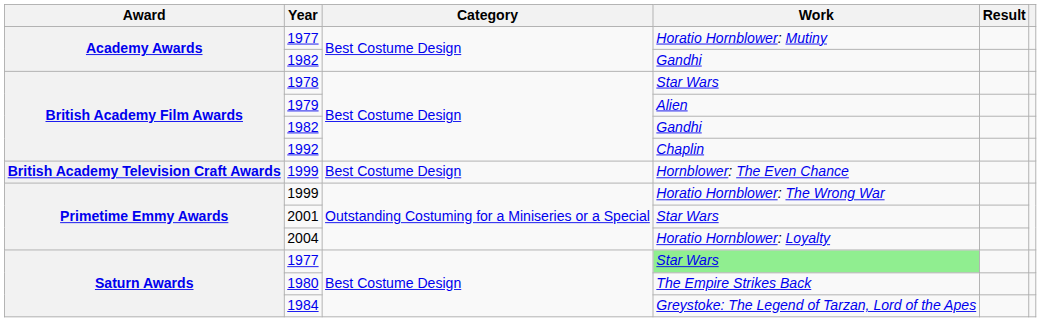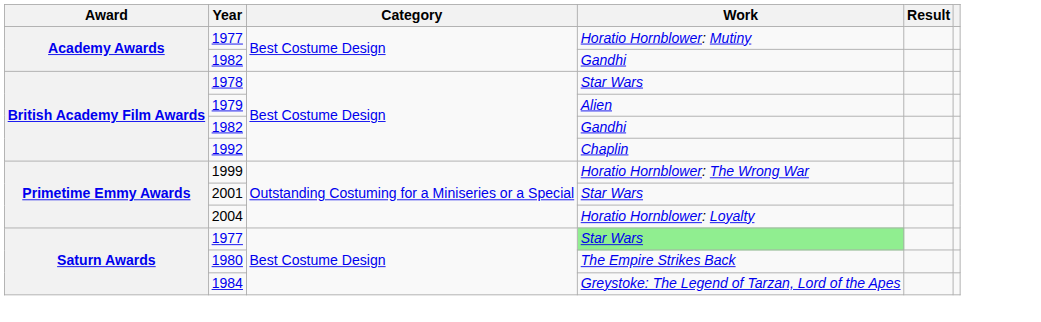- row: (144, 171)
